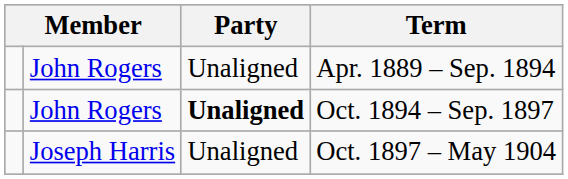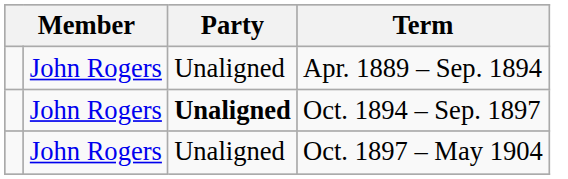(102, 151) Joseph Harris -> (96, 151) John Rogers
